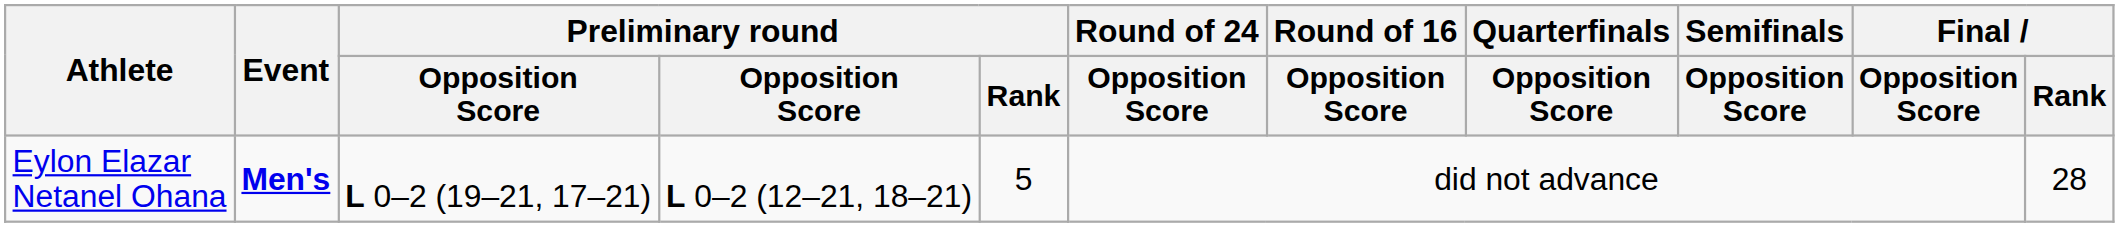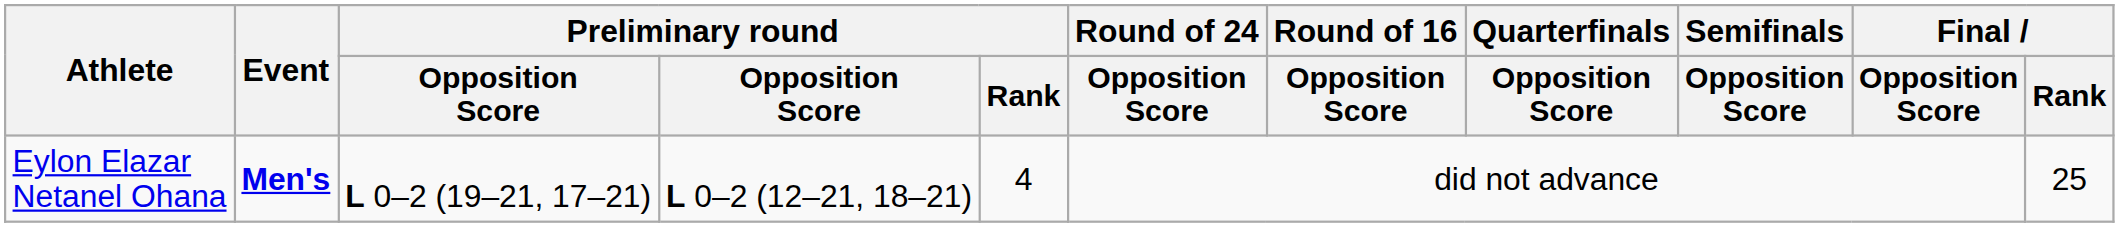(1023, 179) 5 -> (1023, 179) 4
(2069, 179) 28 -> (2069, 179) 25
